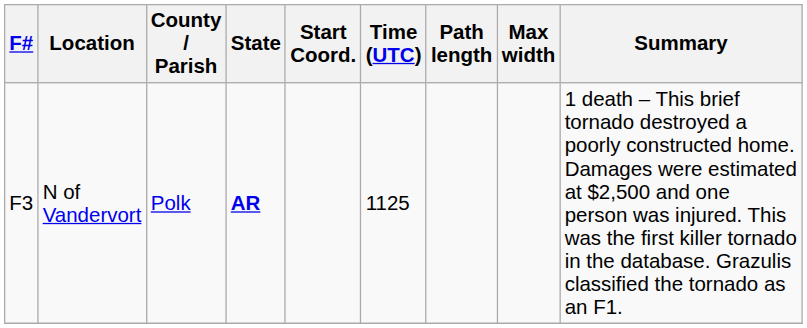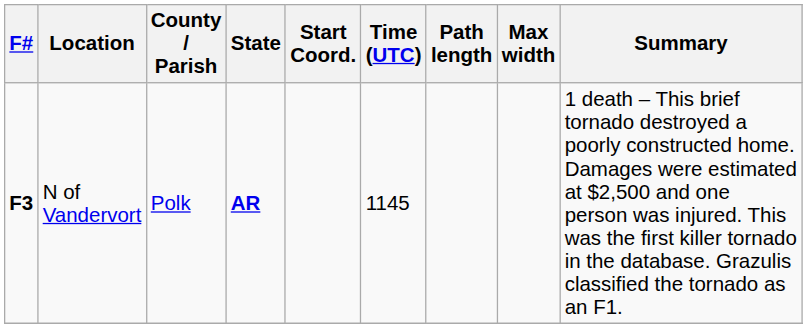(21, 202) normal -> (21, 202) bold
(388, 202) 1125 -> (388, 202) 1145
